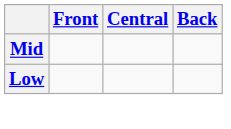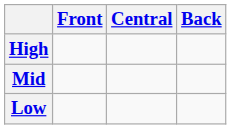+ row: (29, 49)
